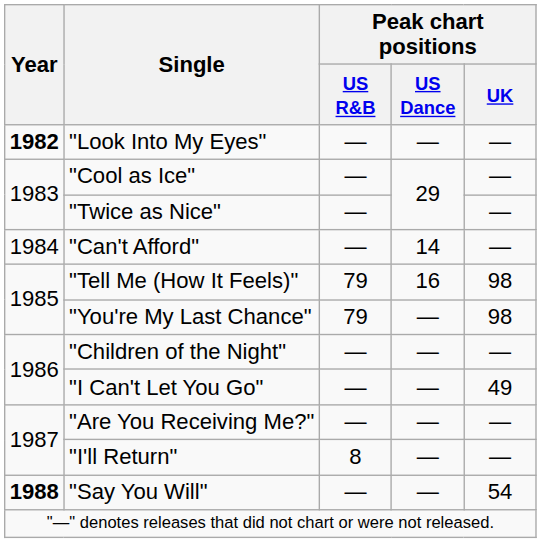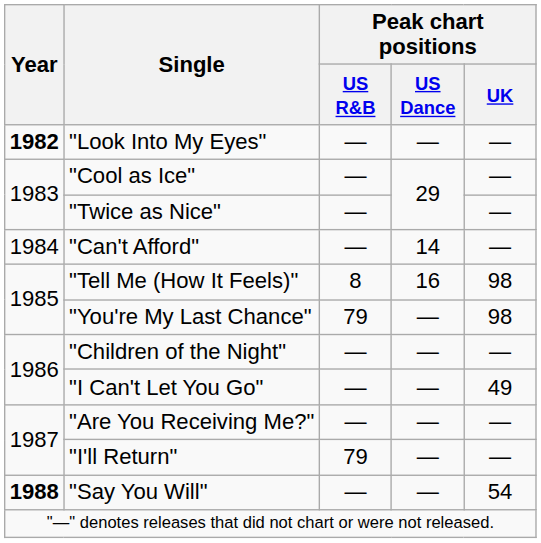(356, 281) 79 -> (356, 281) 8
(356, 456) 8 -> (356, 456) 79
